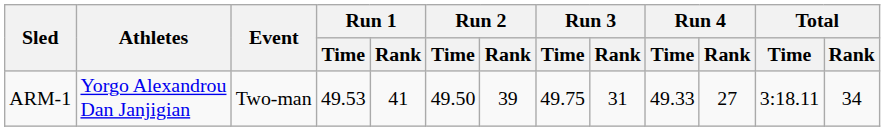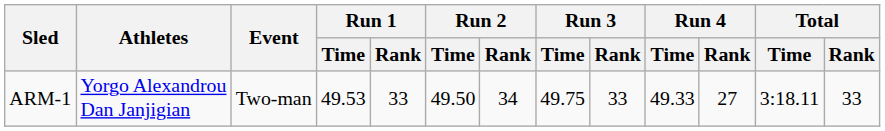(398, 98) 41 -> (398, 98) 33
(508, 98) 39 -> (508, 98) 34
(618, 98) 31 -> (618, 98) 33
(852, 98) 34 -> (852, 98) 33
